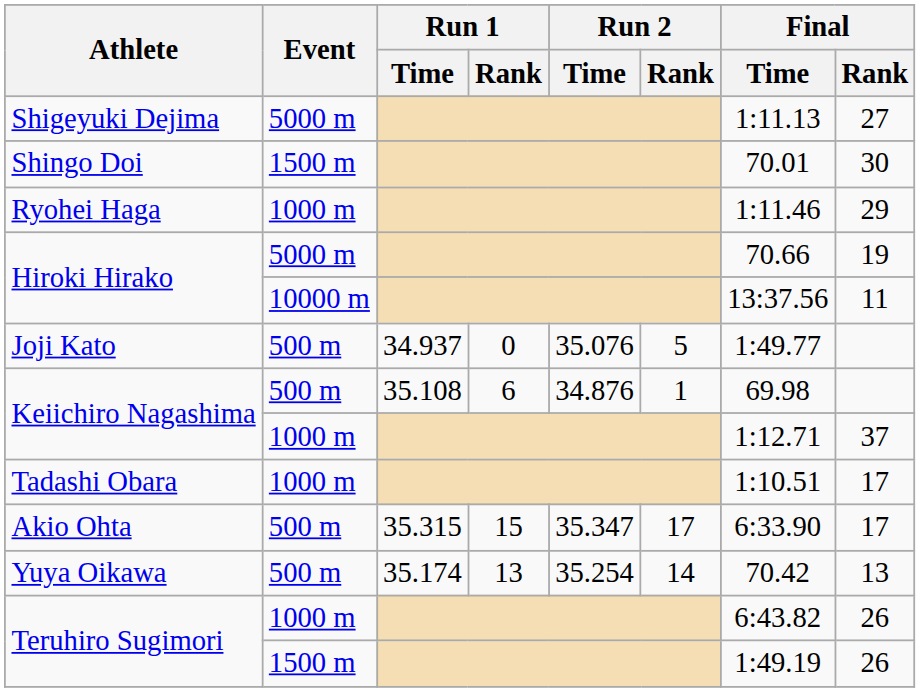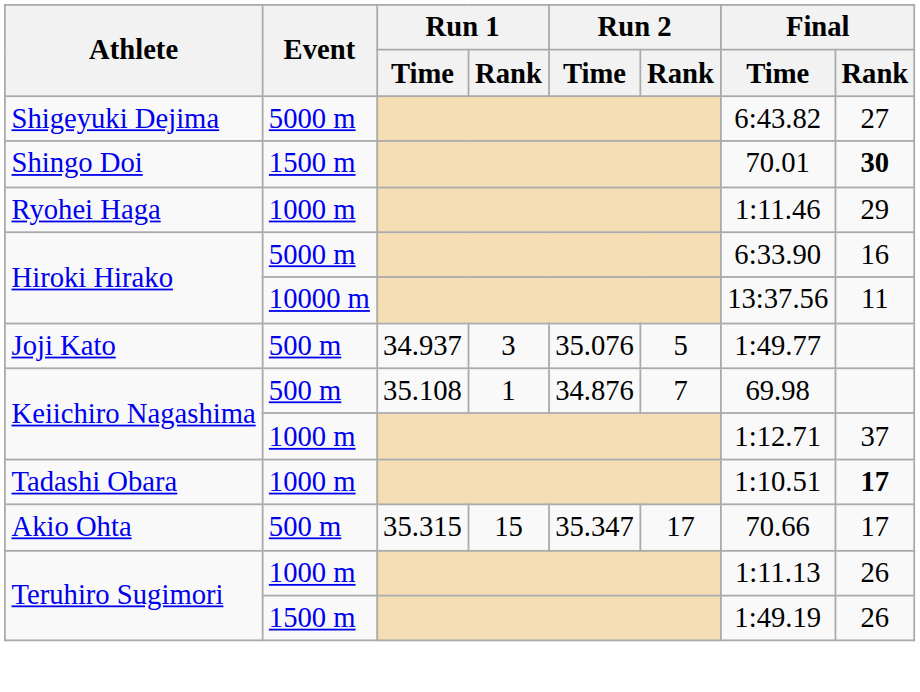(778, 118) 1:11.13 -> (778, 118) 6:43.82
(875, 163) normal -> (875, 163) bold
(778, 254) 70.66 -> (778, 254) 6:33.90
(875, 254) 19 -> (875, 254) 16
(509, 345) 0 -> (509, 345) 3
(509, 390) 6 -> (509, 390) 1
(681, 390) 1 -> (681, 390) 7
(875, 481) normal -> (875, 481) bold
(778, 526) 6:33.90 -> (778, 526) 70.66
- row: (89, 572)
(778, 617) 6:43.82 -> (778, 572) 1:11.13
